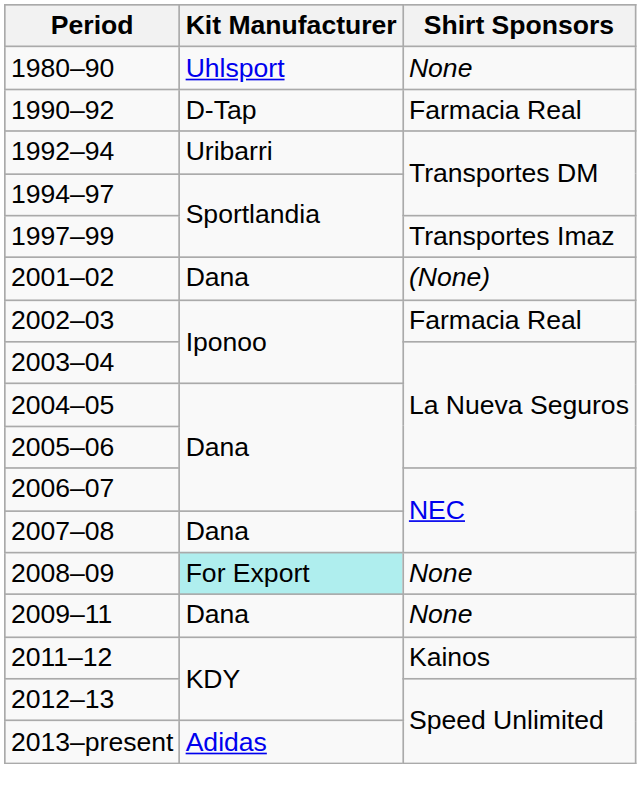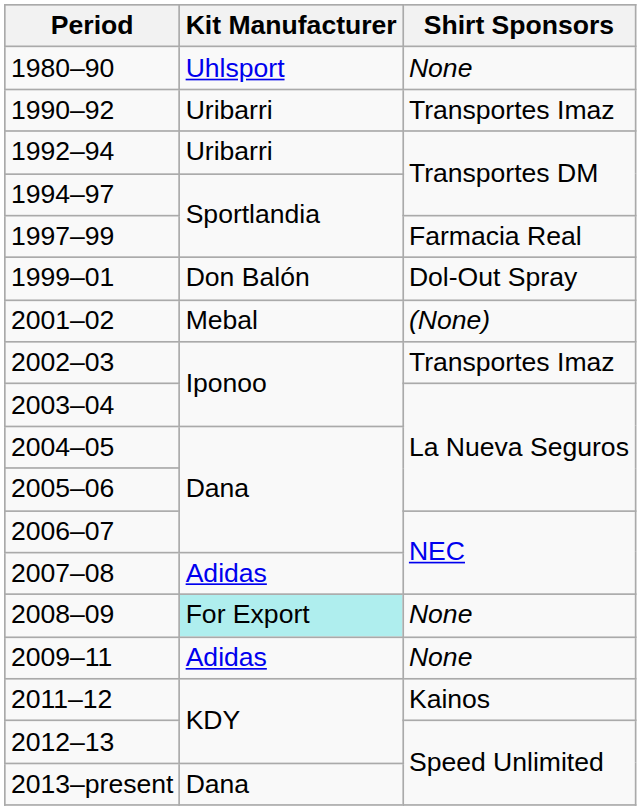(221, 109) D-Tap -> (229, 109) Uribarri
(495, 109) Farmacia Real -> (512, 109) Transportes Imaz
(512, 236) Transportes Imaz -> (495, 236) Farmacia Real
+ row: (63, 278)
(217, 278) Dana -> (222, 320) Mebal
(495, 320) Farmacia Real -> (512, 362) Transportes Imaz
(217, 531) Dana -> (226, 573) Adidas
(217, 615) Dana -> (226, 657) Adidas
(226, 741) Adidas -> (217, 783) Dana
